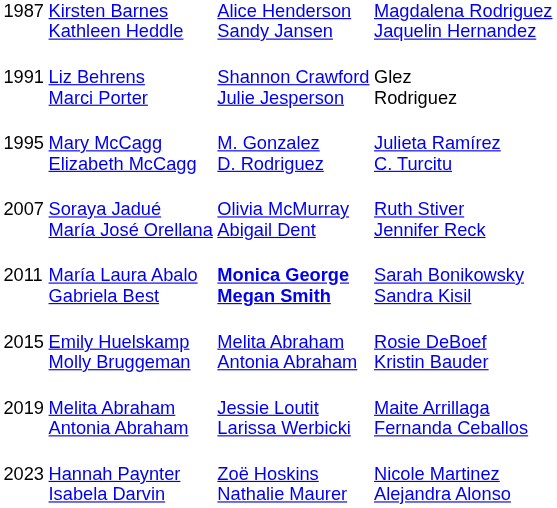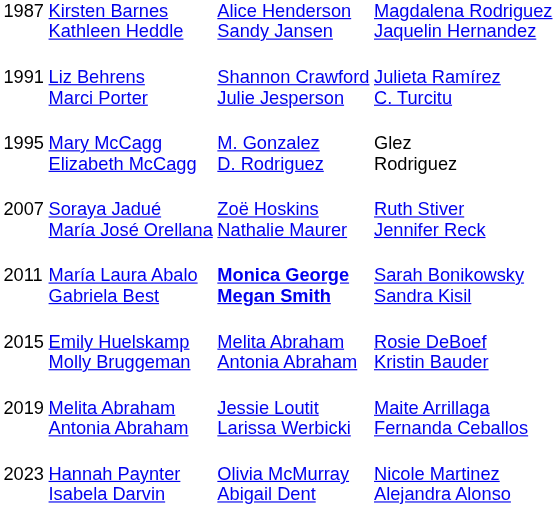(416, 87) Glez Rodriguez -> (437, 87) Julieta Ramírez C. Turcitu
(437, 153) Julieta Ramírez C. Turcitu -> (416, 153) Glez Rodriguez
(283, 219) Olivia McMurray Abigail Dent -> (282, 219) Zoë Hoskins Nathalie Maurer
(282, 484) Zoë Hoskins Nathalie Maurer -> (283, 484) Olivia McMurray Abigail Dent
